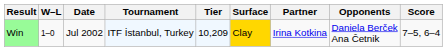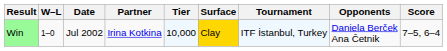columns swapped: (151, 12) <-> (300, 12)
(213, 33) 10,209 -> (181, 33) 10,000
